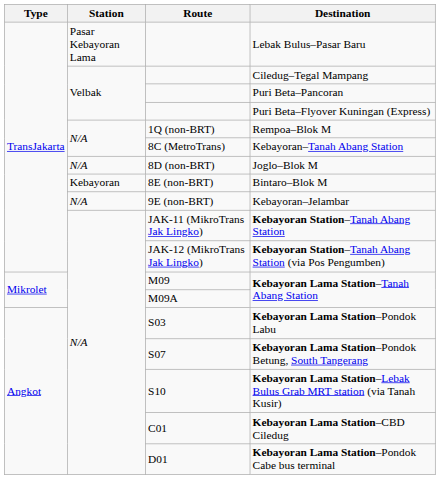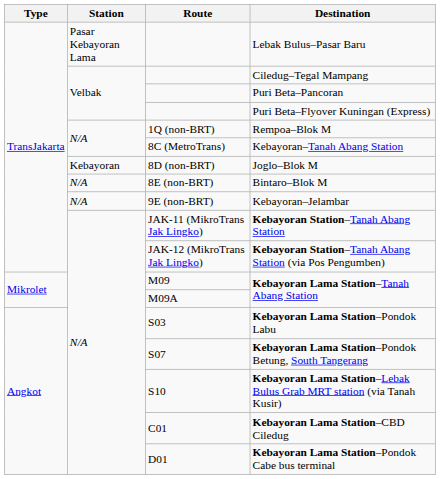(79, 165) N/A -> (95, 165) Kebayoran
(95, 183) Kebayoran -> (79, 183) N/A
